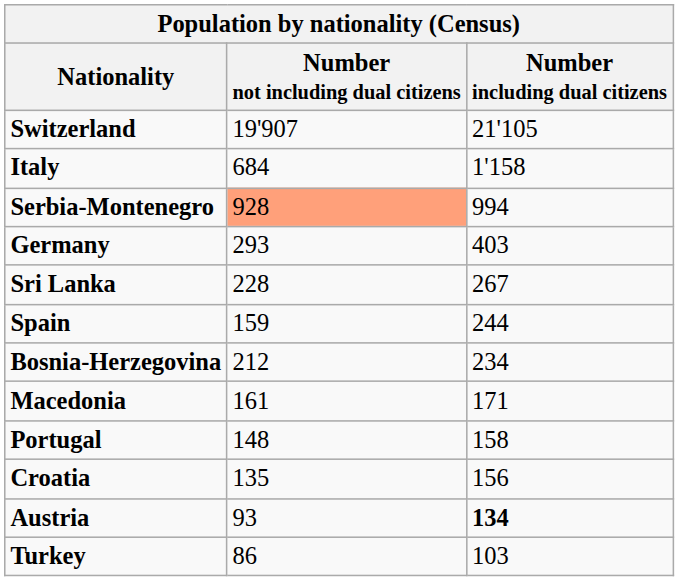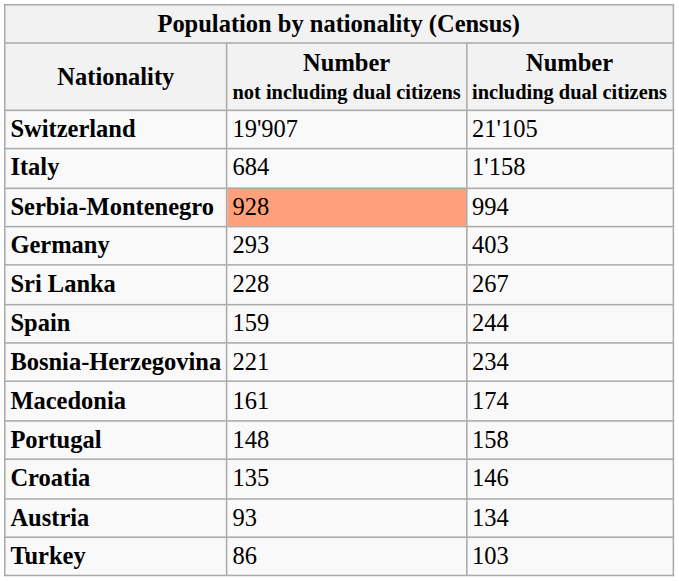(251, 362) 212 -> (251, 362) 221
(490, 400) 171 -> (490, 400) 174
(490, 478) 156 -> (490, 478) 146
(490, 517) bold -> (490, 517) normal
